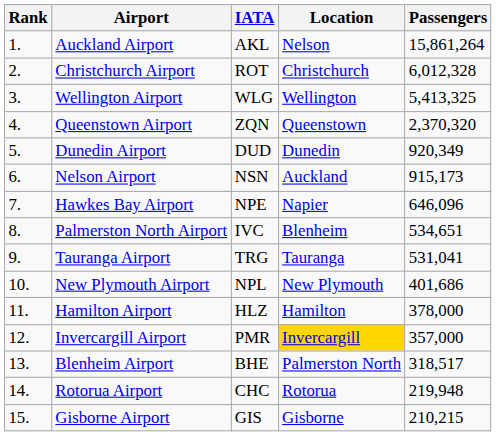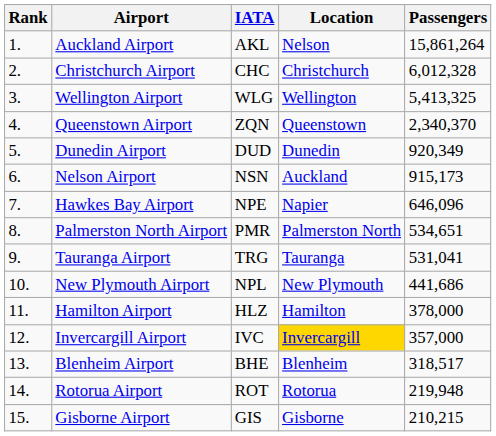(252, 71) ROT -> (252, 71) CHC
(442, 124) 2,370,320 -> (442, 124) 2,340,370
(249, 230) IVC -> (253, 230) PMR
(315, 230) Blenheim -> (342, 230) Palmerston North
(436, 284) 401,686 -> (436, 284) 441,686
(253, 337) PMR -> (249, 337) IVC
(342, 364) Palmerston North -> (315, 364) Blenheim
(252, 390) CHC -> (252, 390) ROT
